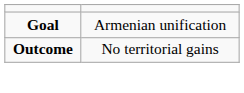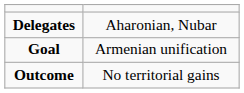+ row: (44, 24)
